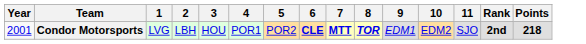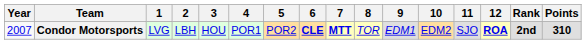+ column: (495, 13)
(19, 30) 2001 -> (19, 30) 2007
(368, 30) bold -> (368, 30) normal
(532, 30) 218 -> (562, 30) 310
